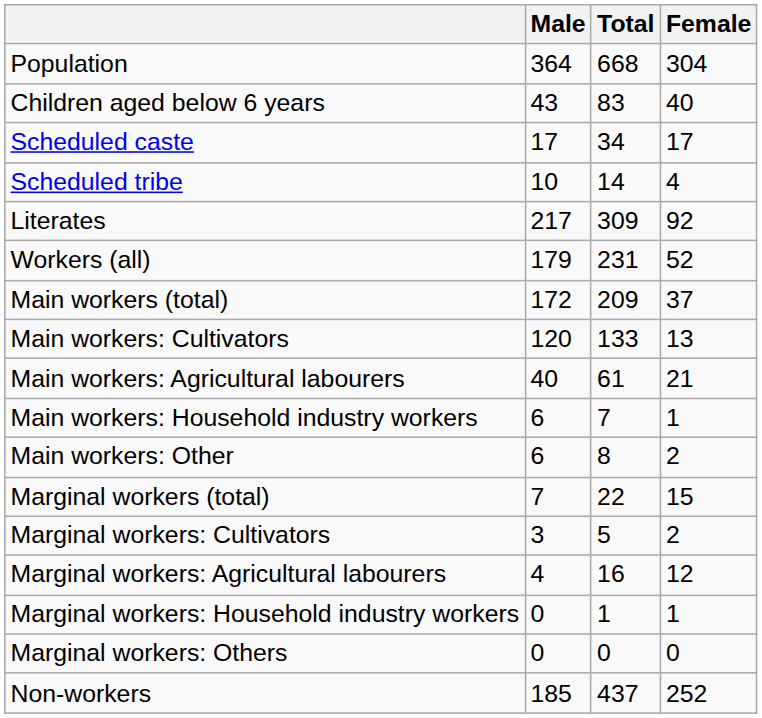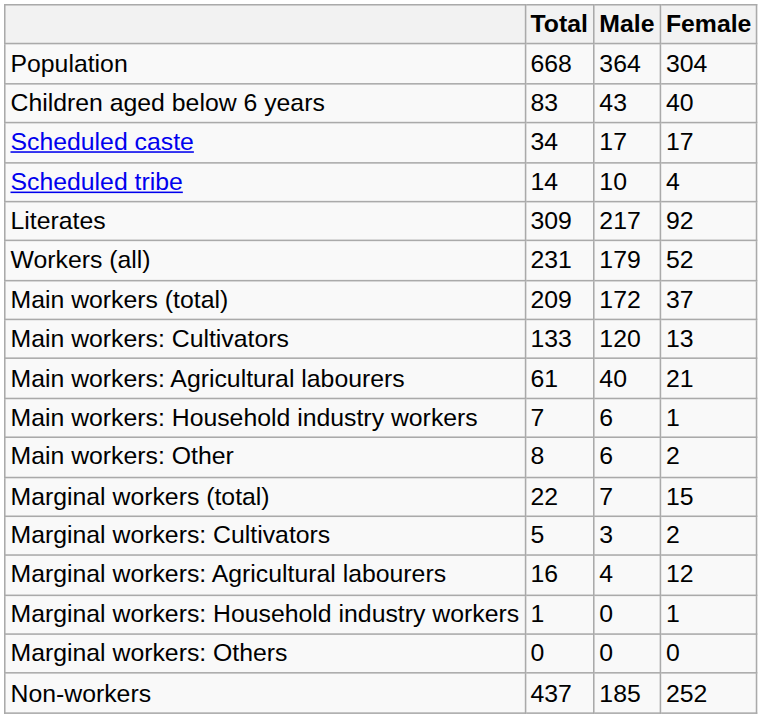columns swapped: (626, 24) <-> (558, 24)
